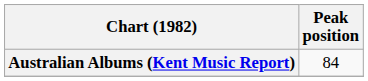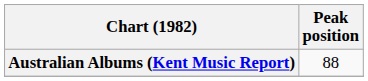(331, 62) 84 -> (331, 62) 88
